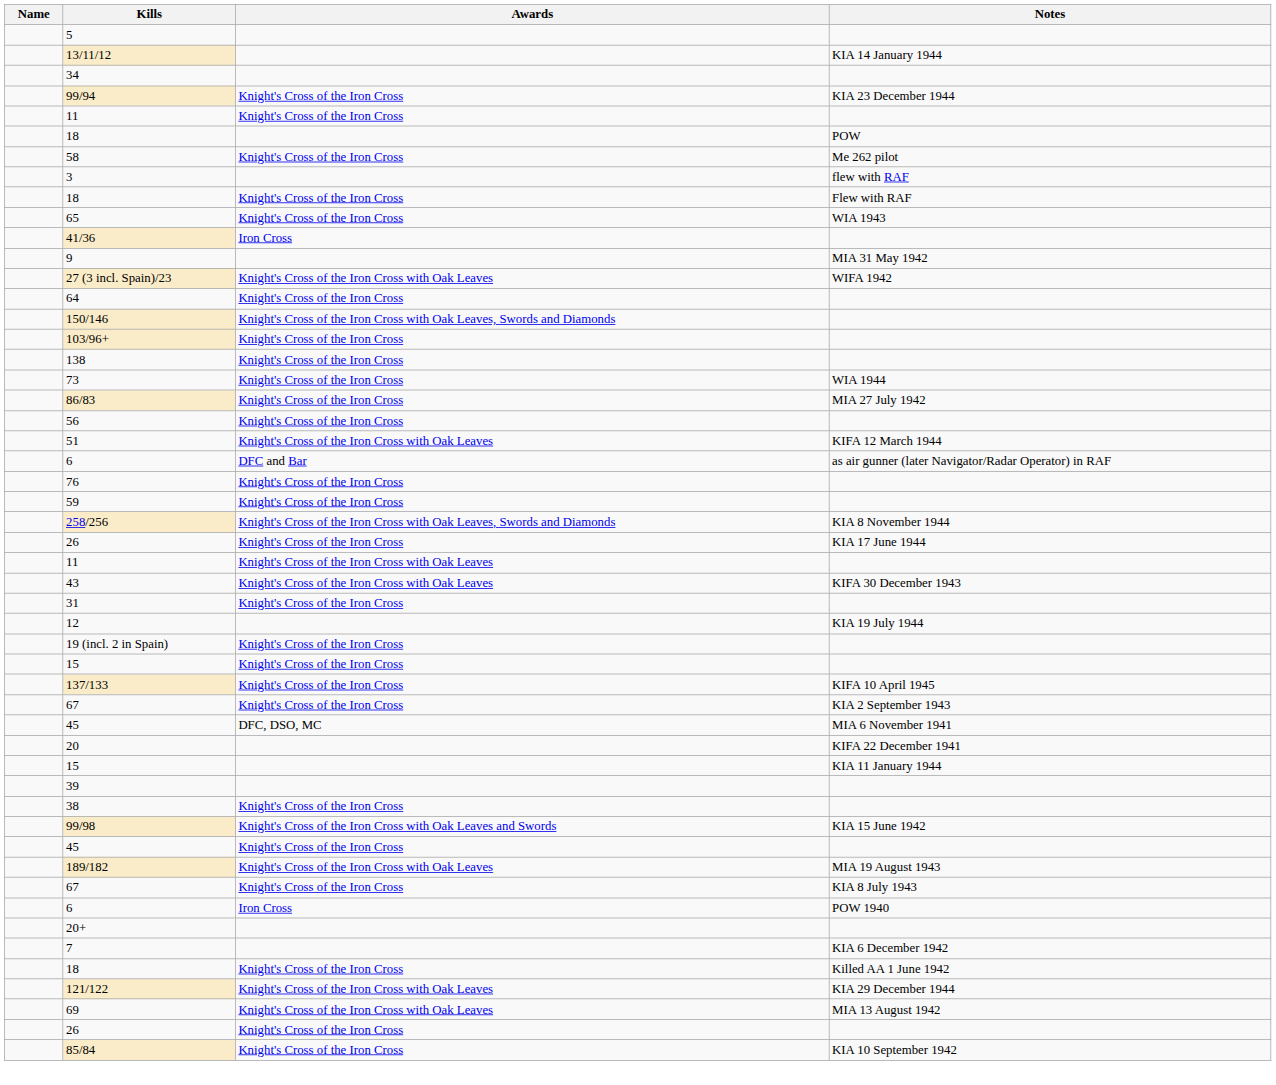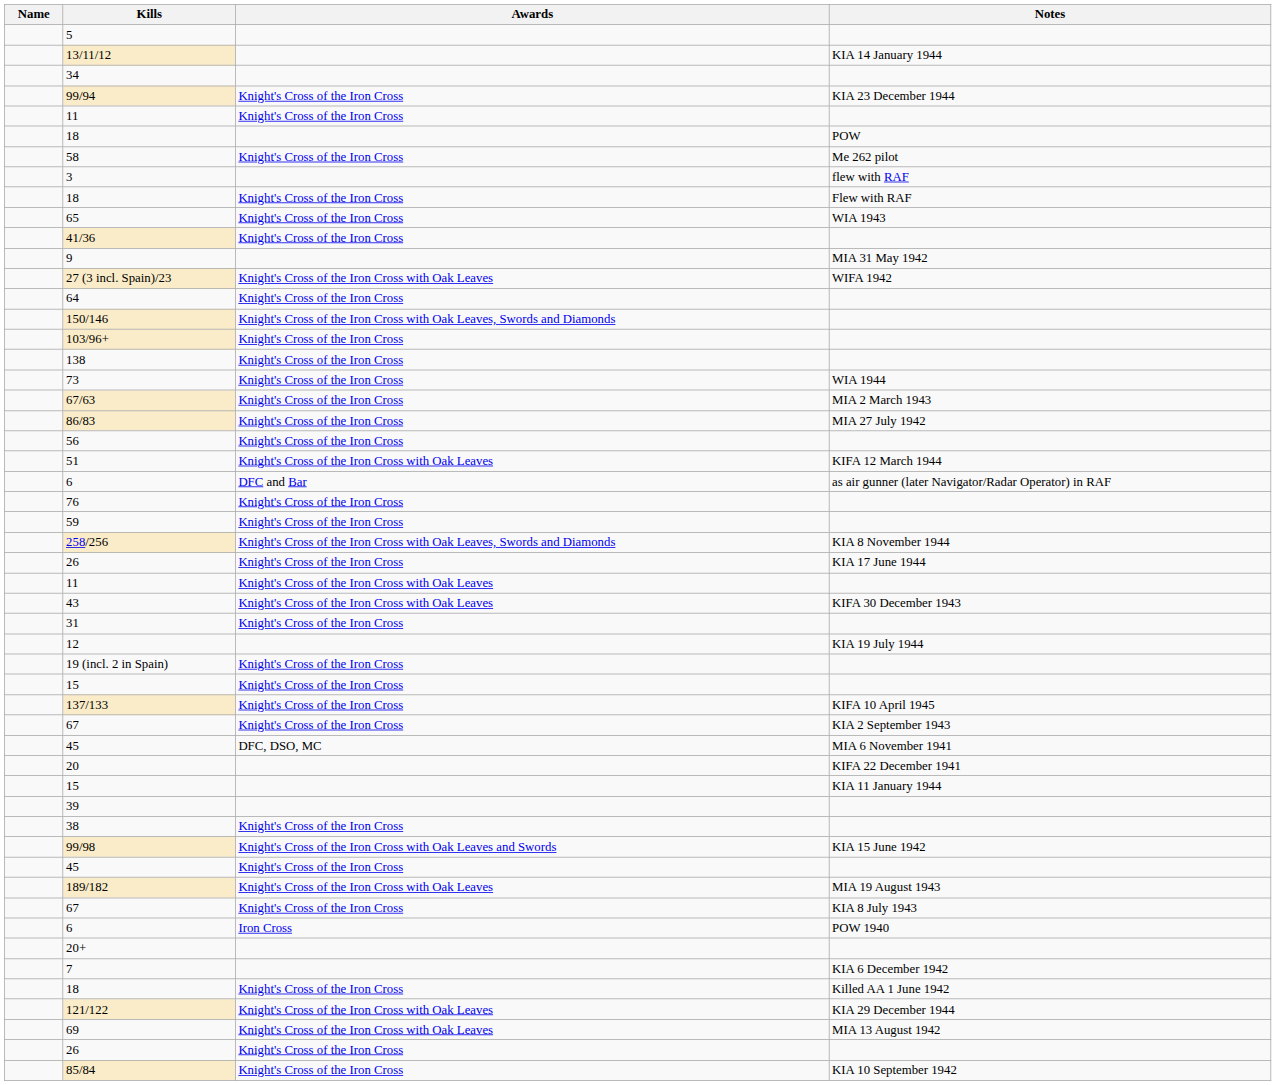(265, 237) Iron Cross -> (321, 237) Knight's Cross of the Iron Cross
+ row: (81, 400)
